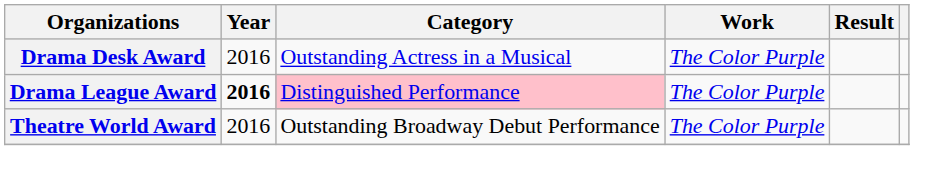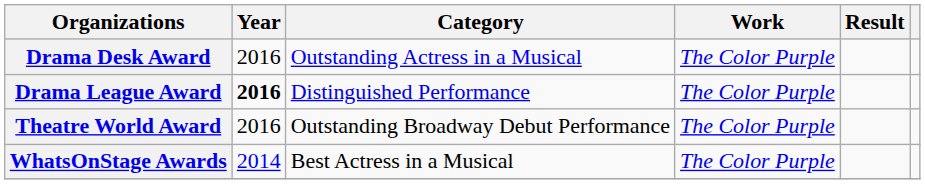(400, 91) pink background -> (410, 91) no background
+ row: (118, 160)
